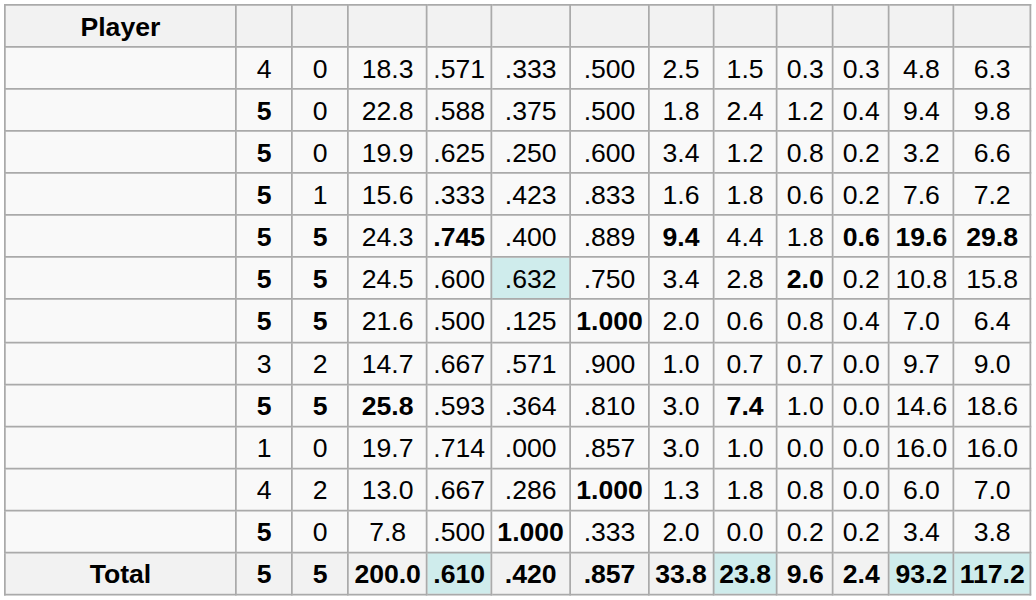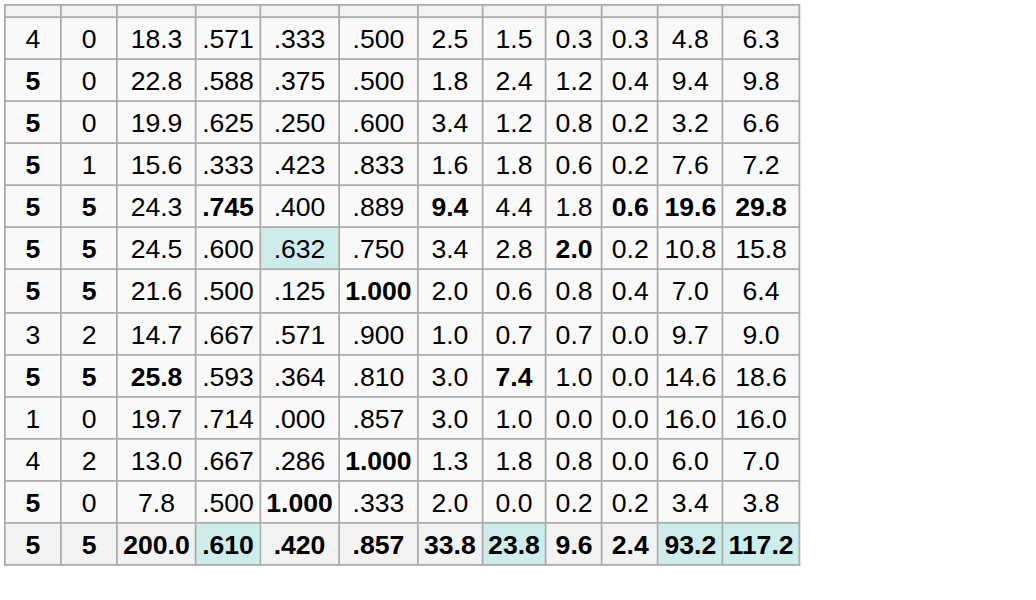- column: (120, 26)
